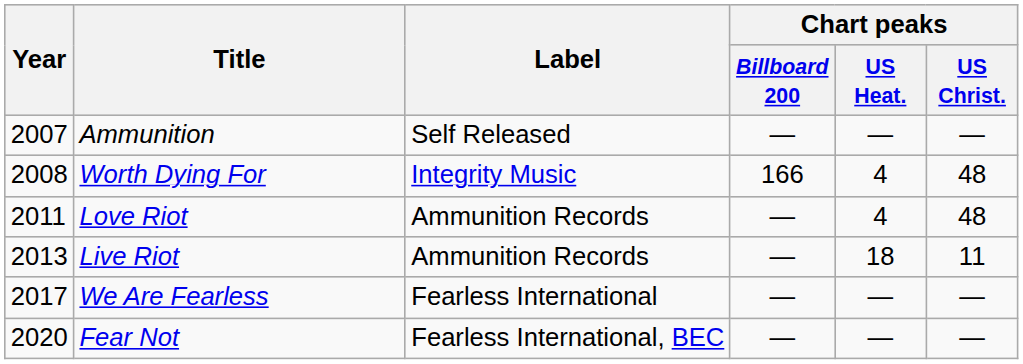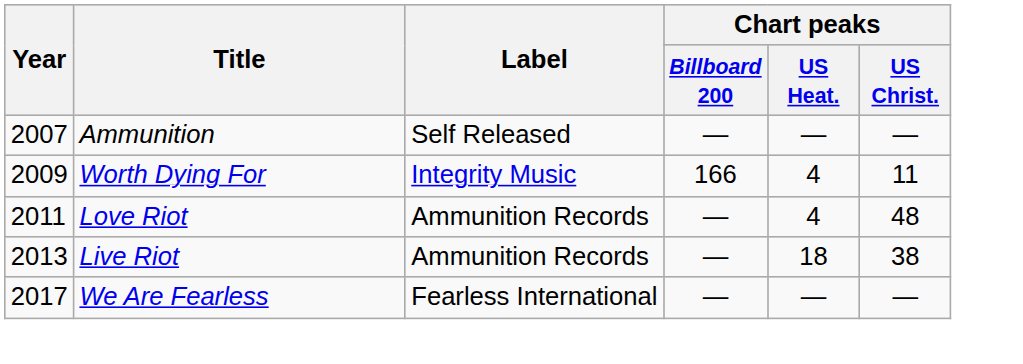(39, 175) 2008 -> (39, 175) 2009
(972, 175) 48 -> (905, 175) 11
(972, 256) 11 -> (905, 256) 38
- row: (129, 337)
